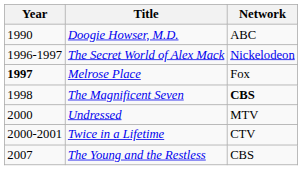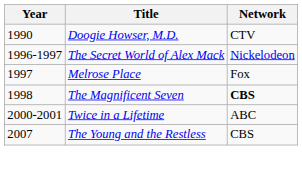(243, 34) ABC -> (243, 34) CTV
(20, 74) bold -> (20, 74) normal
- row: (95, 114)
(243, 134) CTV -> (243, 114) ABC
